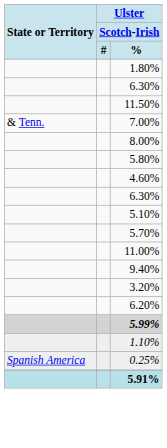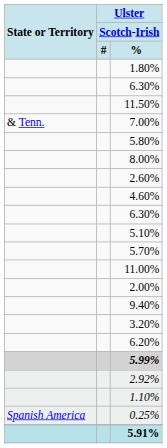rows swapped: (50, 141) <-> (50, 160)
+ row: (50, 178)
+ row: (50, 288)
+ row: (50, 379)
